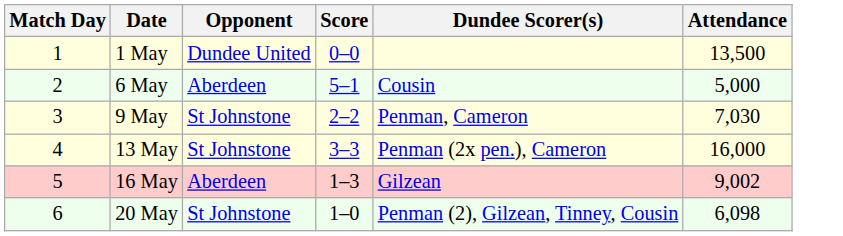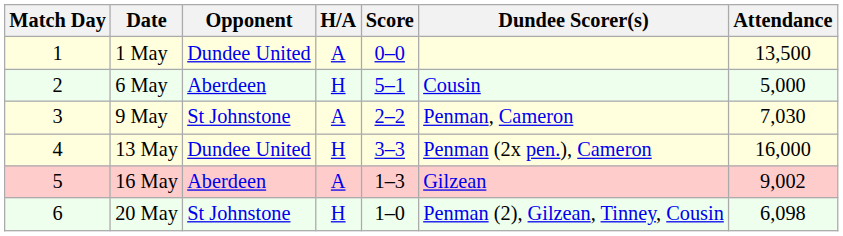+ column: (338, 20)
(239, 149) St Johnstone -> (249, 149) Dundee United
